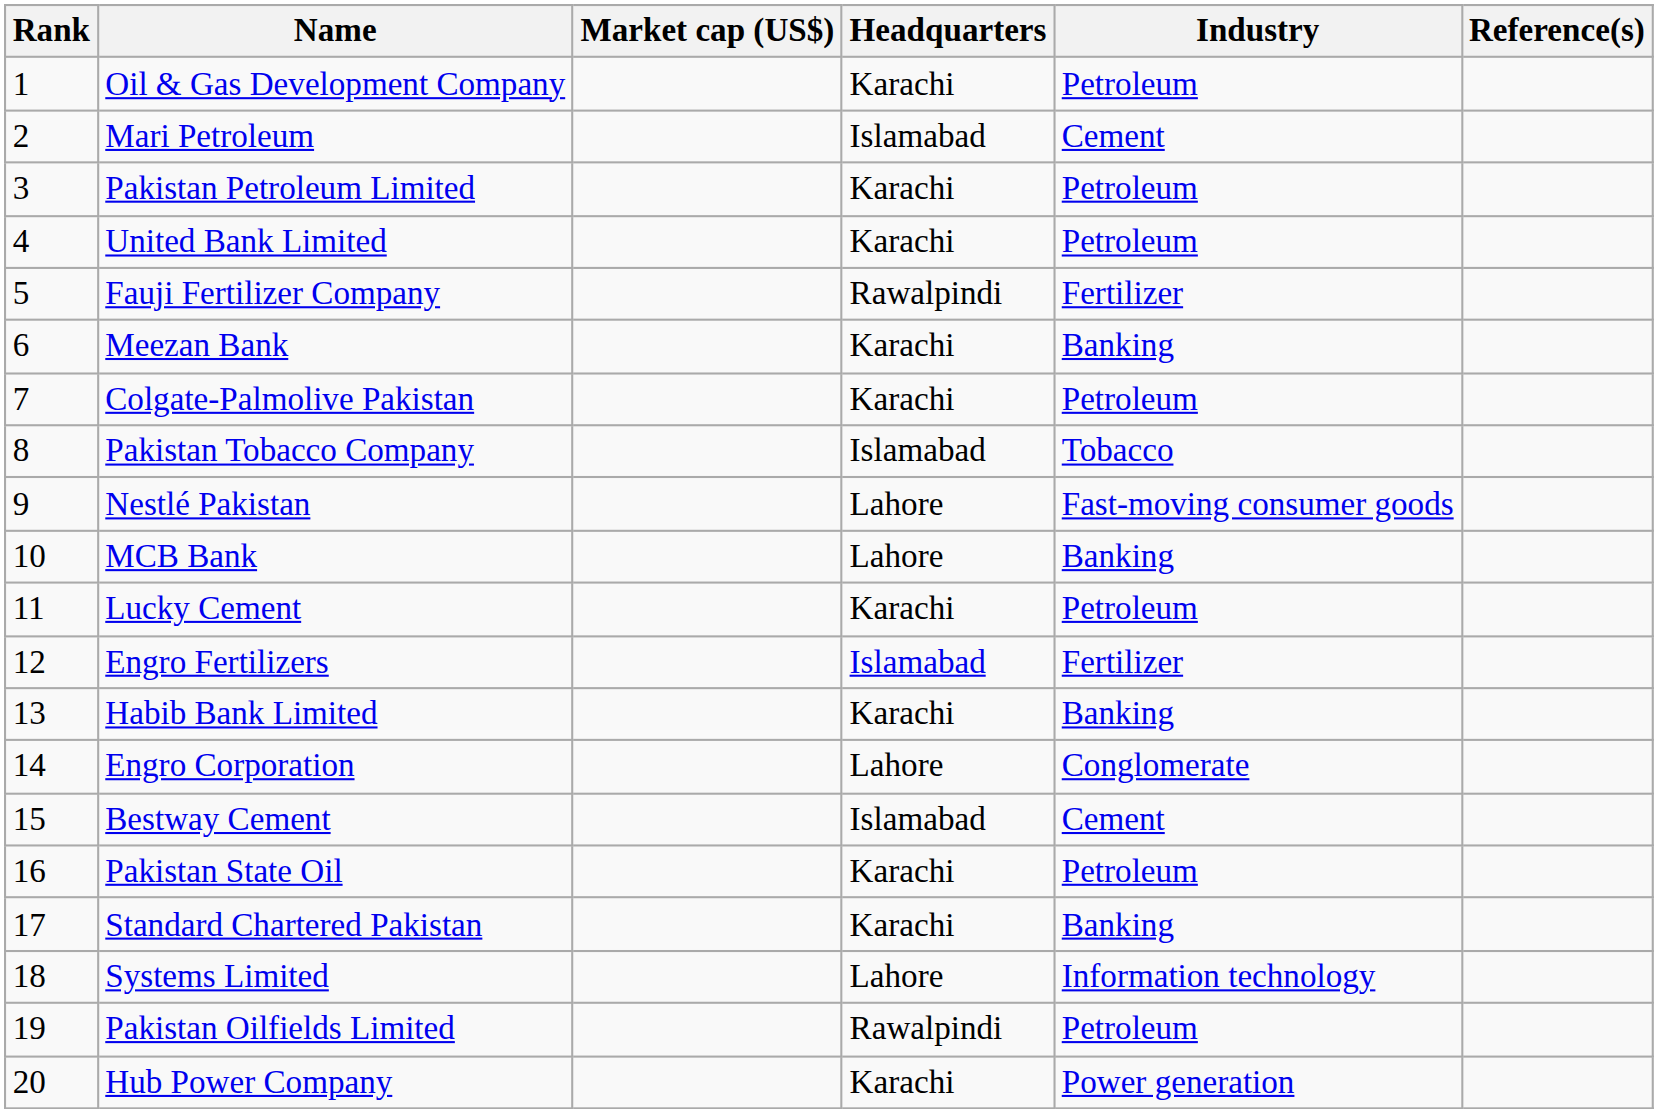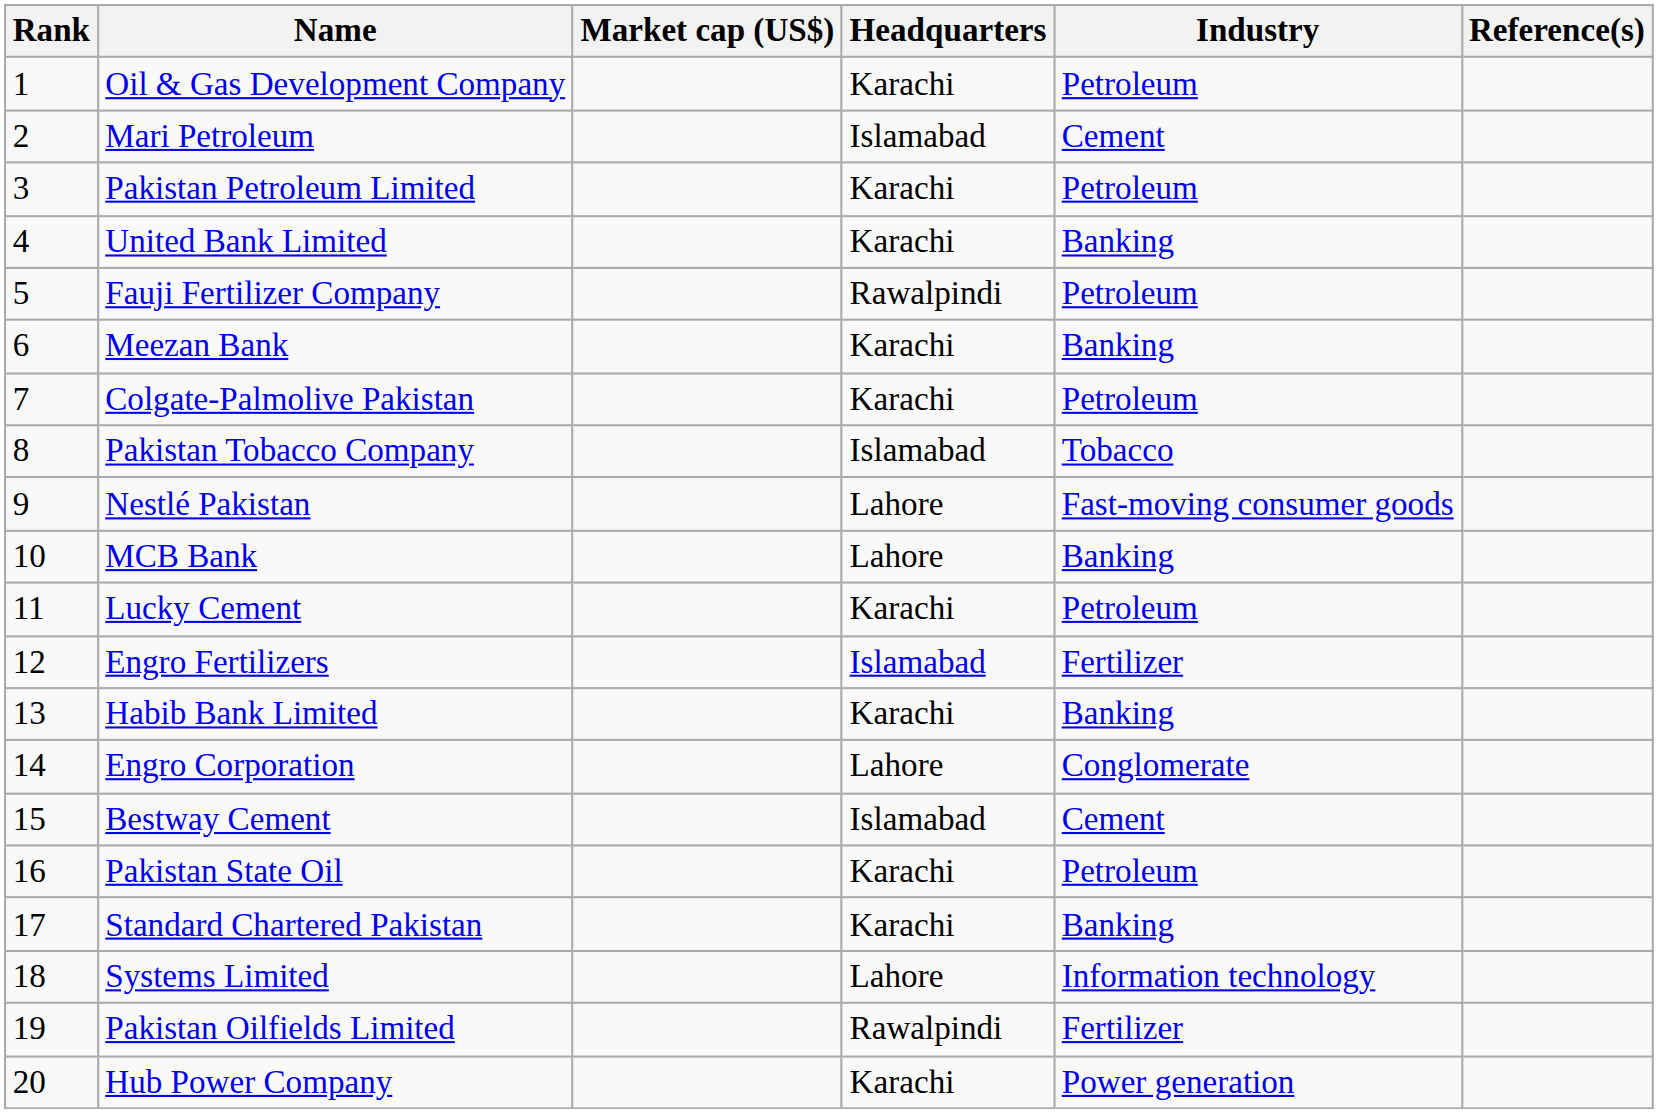(1130, 240) Petroleum -> (1118, 240) Banking
(1122, 293) Fertilizer -> (1130, 293) Petroleum
(1130, 1028) Petroleum -> (1122, 1028) Fertilizer
